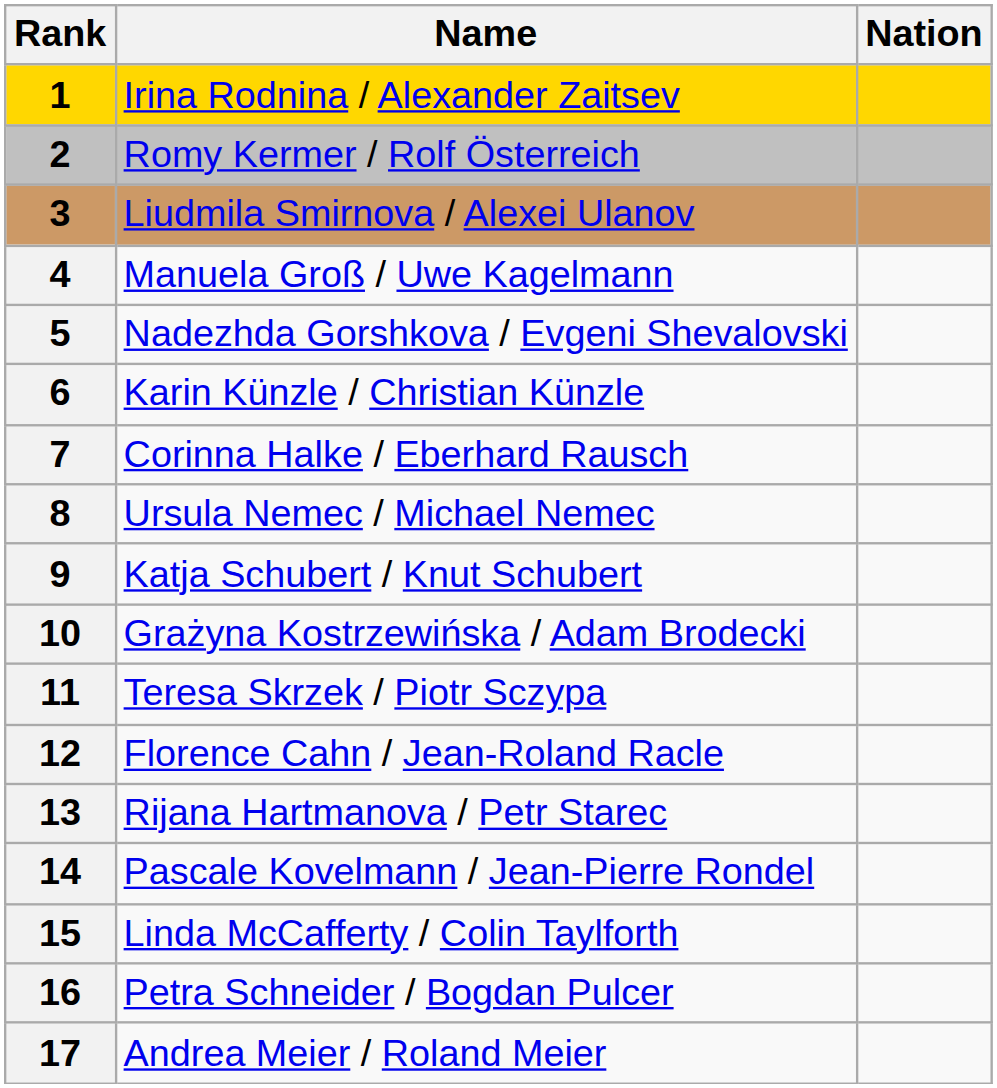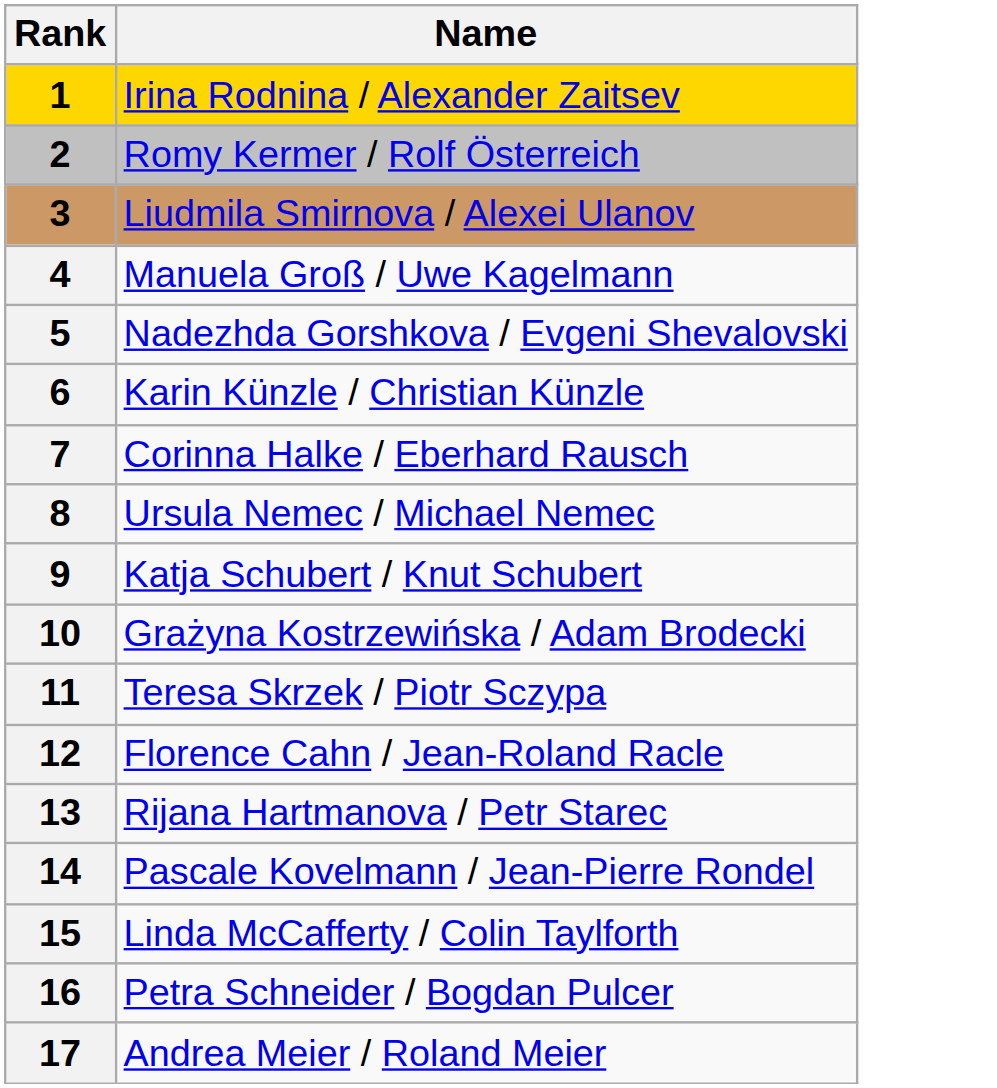- column: (924, 34)
